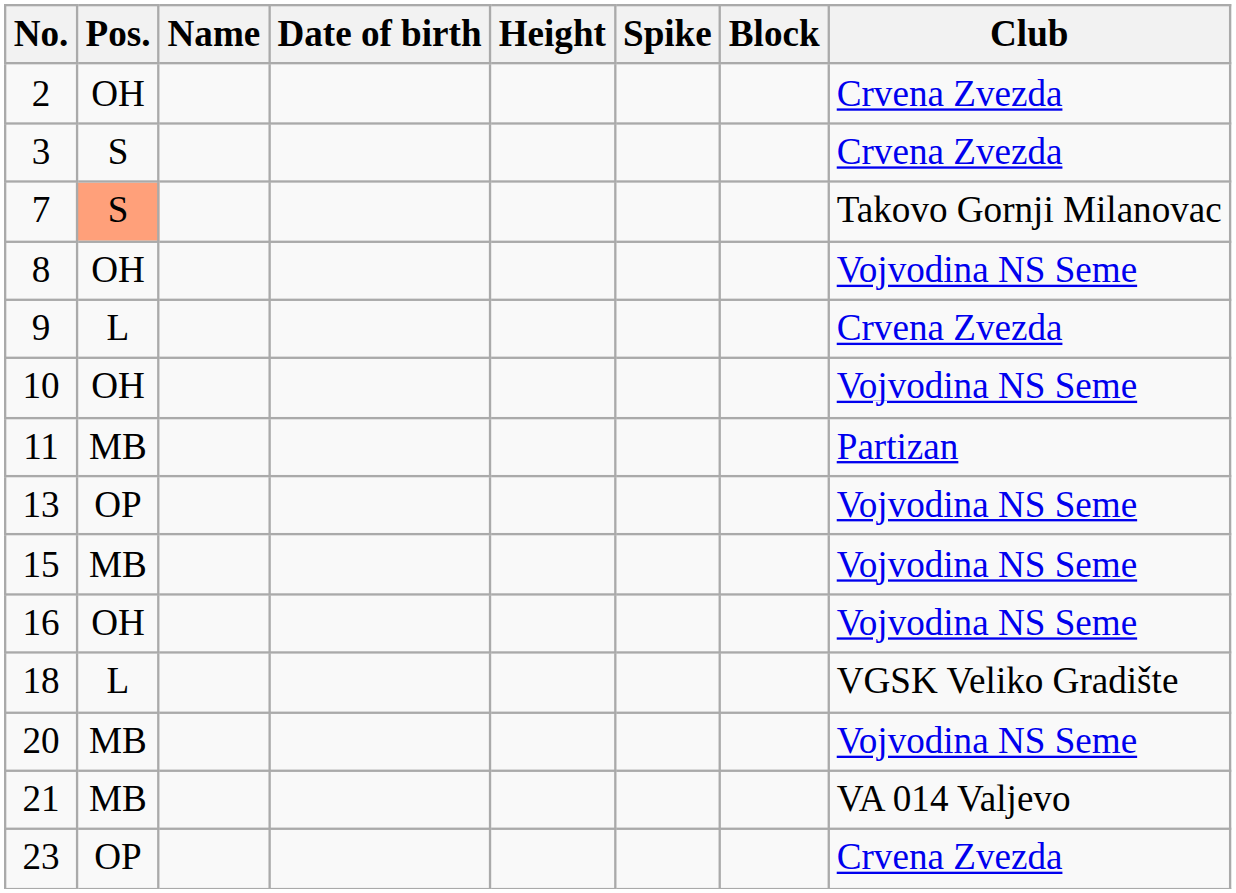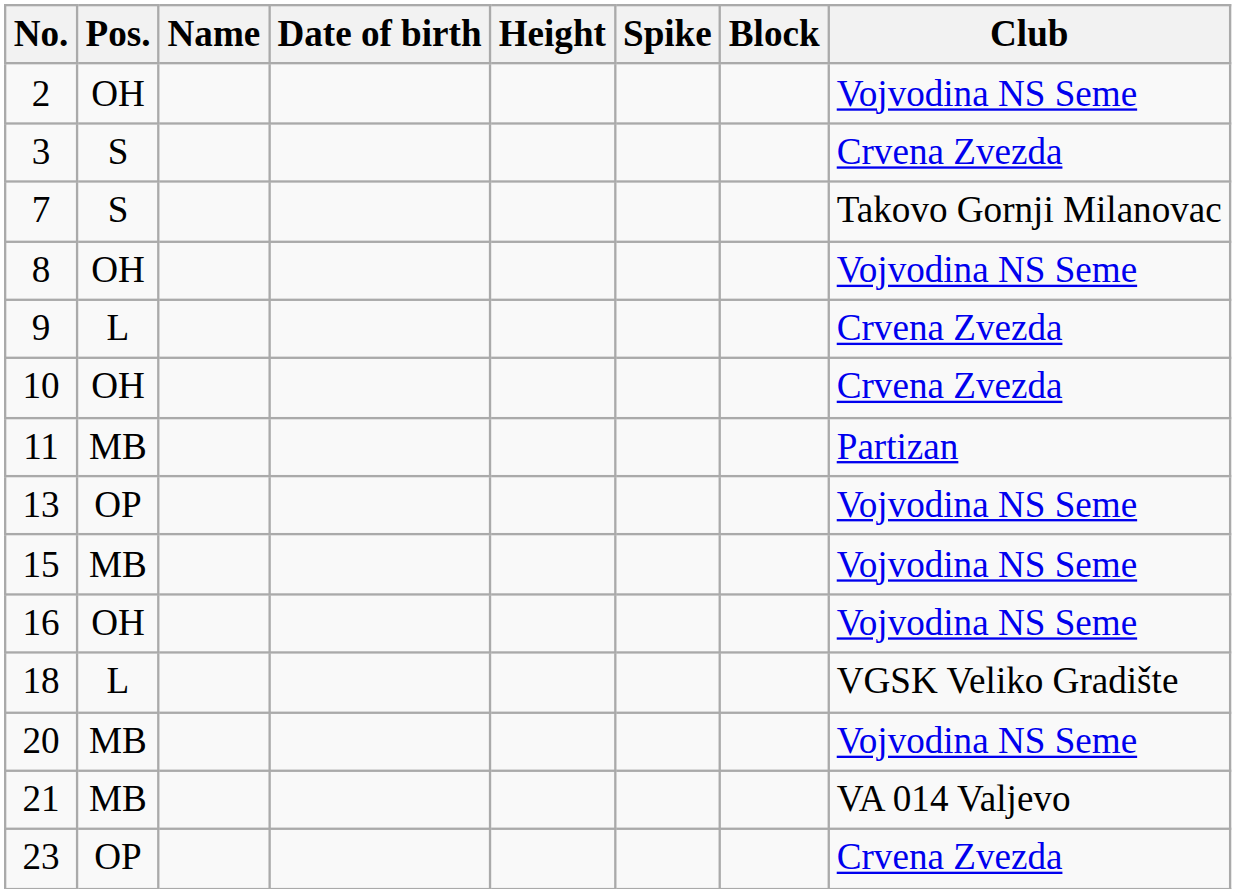(950, 92) Crvena Zvezda -> (987, 92) Vojvodina NS Seme
(118, 210) lightsalmon background -> (118, 210) no background
(987, 387) Vojvodina NS Seme -> (950, 387) Crvena Zvezda
